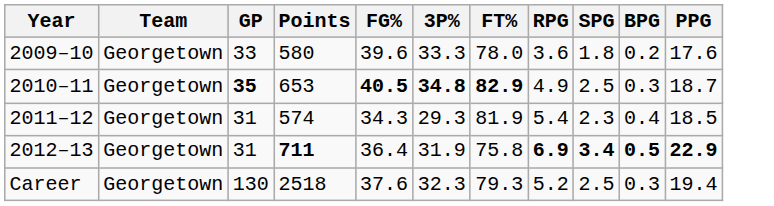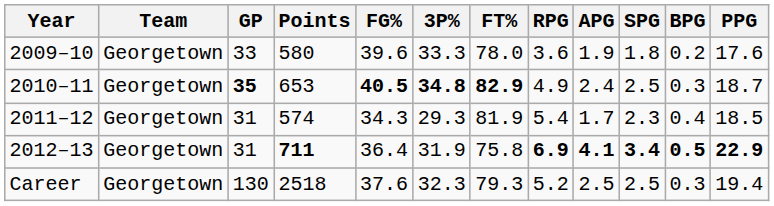+ column: (596, 21)
